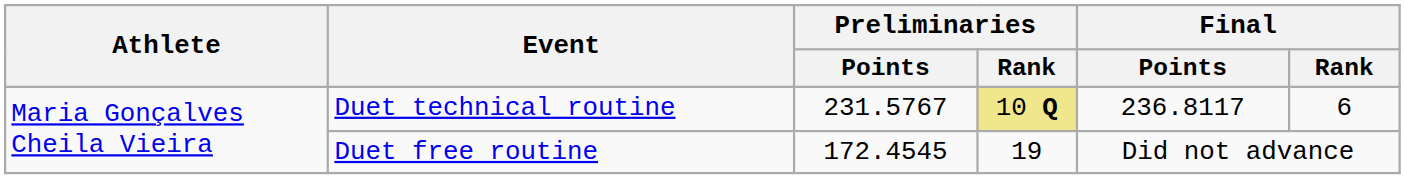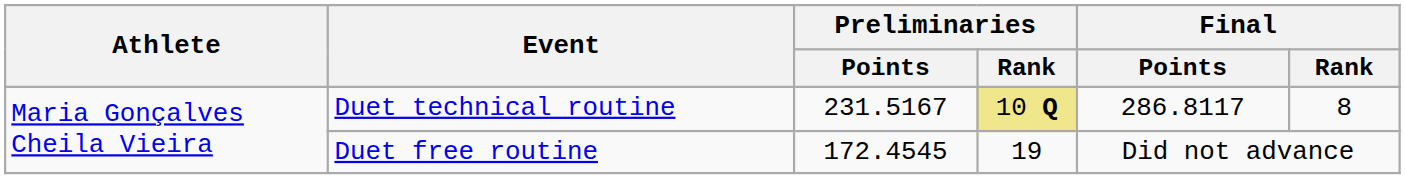(886, 108) 231.5767 -> (886, 108) 231.5167
(1183, 108) 236.8117 -> (1183, 108) 286.8117
(1344, 108) 6 -> (1344, 108) 8
